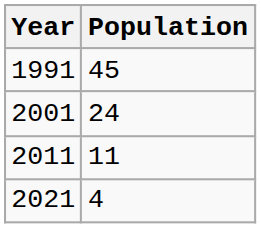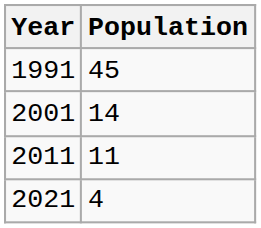(104, 114) 24 -> (104, 114) 14
